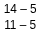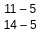rows swapped: (20, 25) <-> (20, 8)
